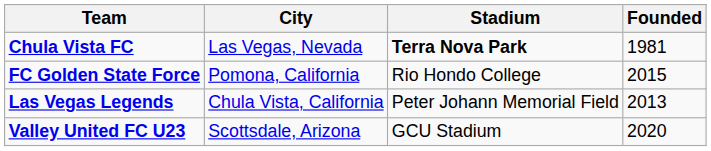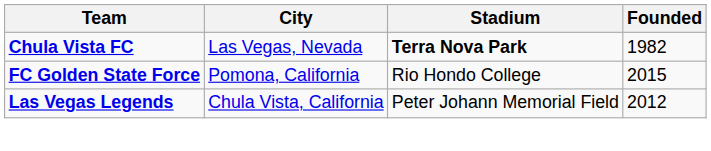(647, 46) 1981 -> (647, 46) 1982
(647, 103) 2013 -> (647, 103) 2012
- row: (97, 131)
